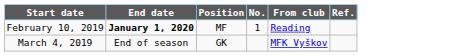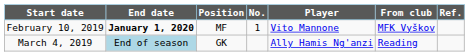+ column: (322, 12)
(290, 28) Reading -> (406, 28) MFK Vyškov
(151, 43) no background -> (151, 43) lightblue background
(299, 43) MFK Vyškov -> (398, 43) Reading
